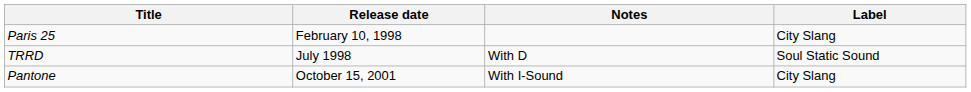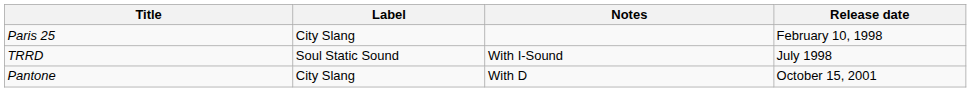columns swapped: (389, 14) <-> (870, 14)
(508, 55) With D -> (526, 55) With I-Sound
(526, 76) With I-Sound -> (508, 76) With D
